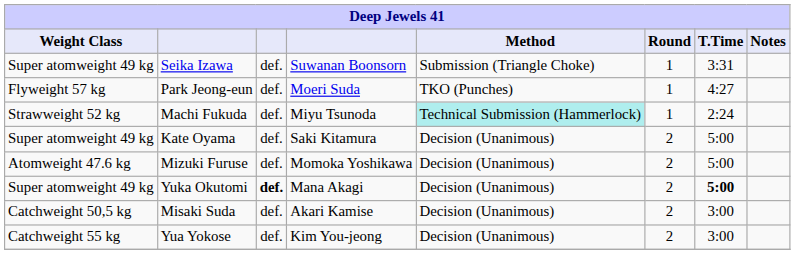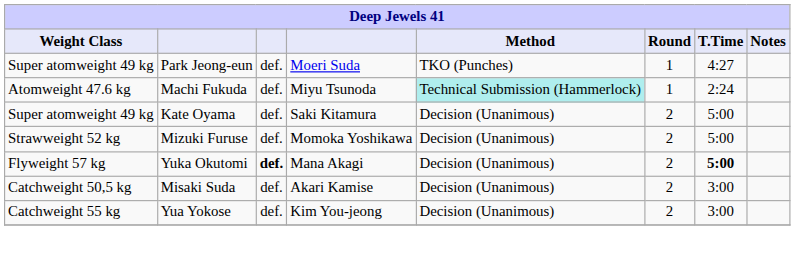- row: (197, 65)
(57, 89) Flyweight 57 kg -> (81, 65) Super atomweight 49 kg
(64, 114) Strawweight 52 kg -> (69, 89) Atomweight 47.6 kg
(69, 163) Atomweight 47.6 kg -> (64, 138) Strawweight 52 kg
(81, 187) Super atomweight 49 kg -> (57, 163) Flyweight 57 kg
